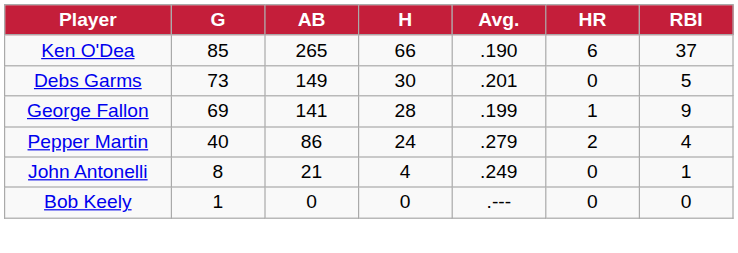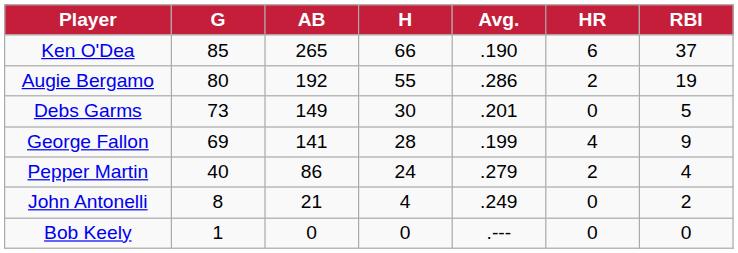+ row: (88, 80)
(592, 111) 1 -> (592, 141) 4
(686, 171) 1 -> (686, 202) 2
